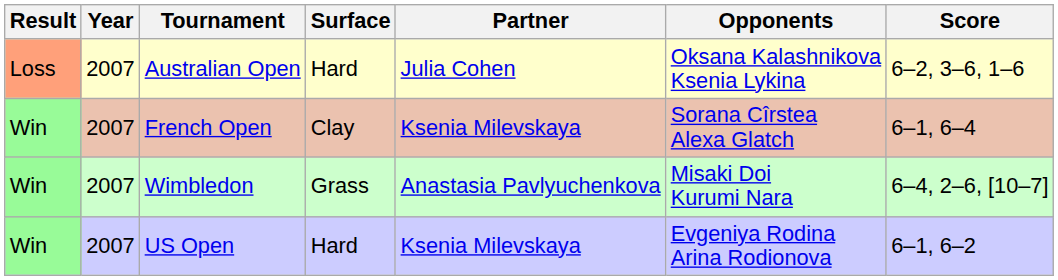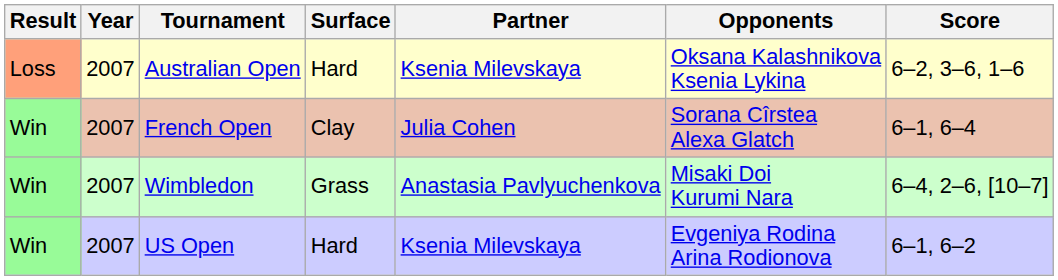(458, 68) Julia Cohen -> (491, 68) Ksenia Milevskaya
(491, 127) Ksenia Milevskaya -> (458, 127) Julia Cohen
